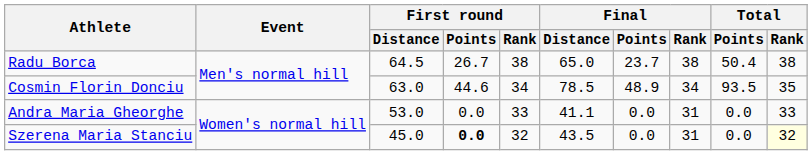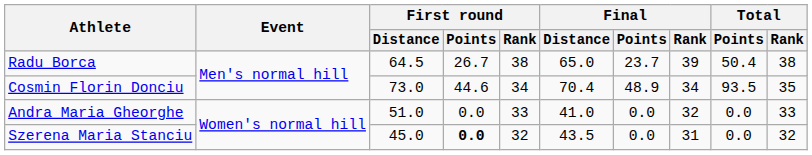(690, 63) 38 -> (690, 63) 39
(406, 88) 63.0 -> (406, 88) 73.0
(577, 88) 78.5 -> (577, 88) 70.4
(406, 112) 53.0 -> (406, 112) 51.0
(577, 112) 41.1 -> (577, 112) 41.0
(690, 112) 31 -> (690, 112) 32
(787, 137) lightyellow background -> (787, 137) no background
